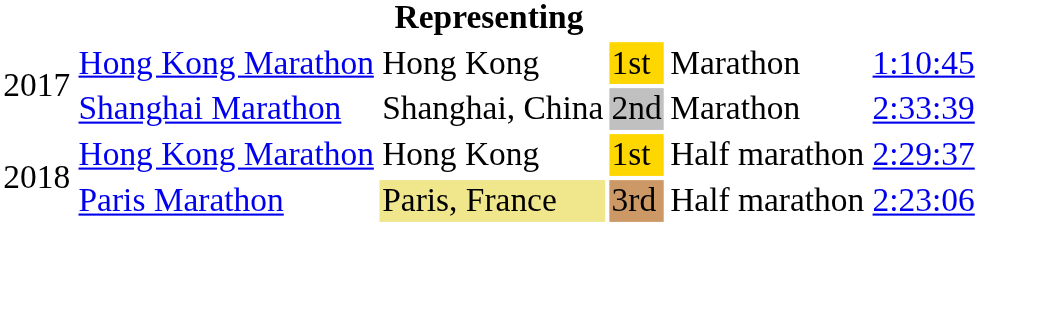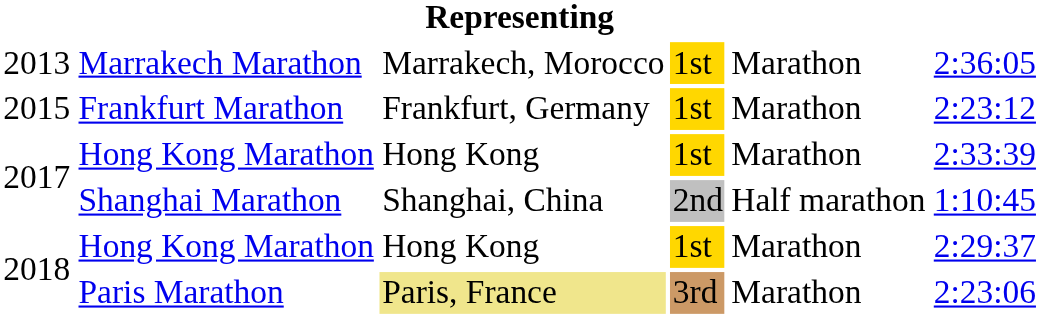+ row: (37, 62)
+ row: (37, 108)
(924, 62) 1:10:45 -> (985, 154) 2:33:39
(735, 108) Marathon -> (828, 200) Half marathon
(924, 108) 2:33:39 -> (985, 200) 1:10:45
(767, 154) Half marathon -> (796, 246) Marathon
(767, 200) Half marathon -> (796, 292) Marathon
